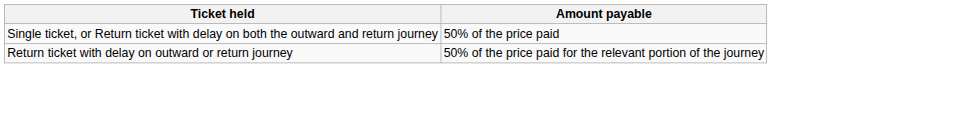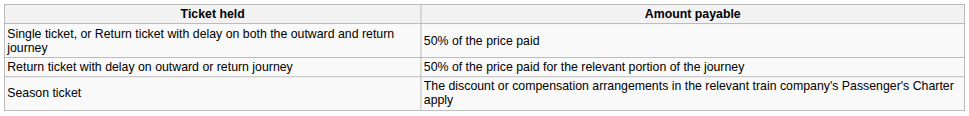+ row: (44, 93)
